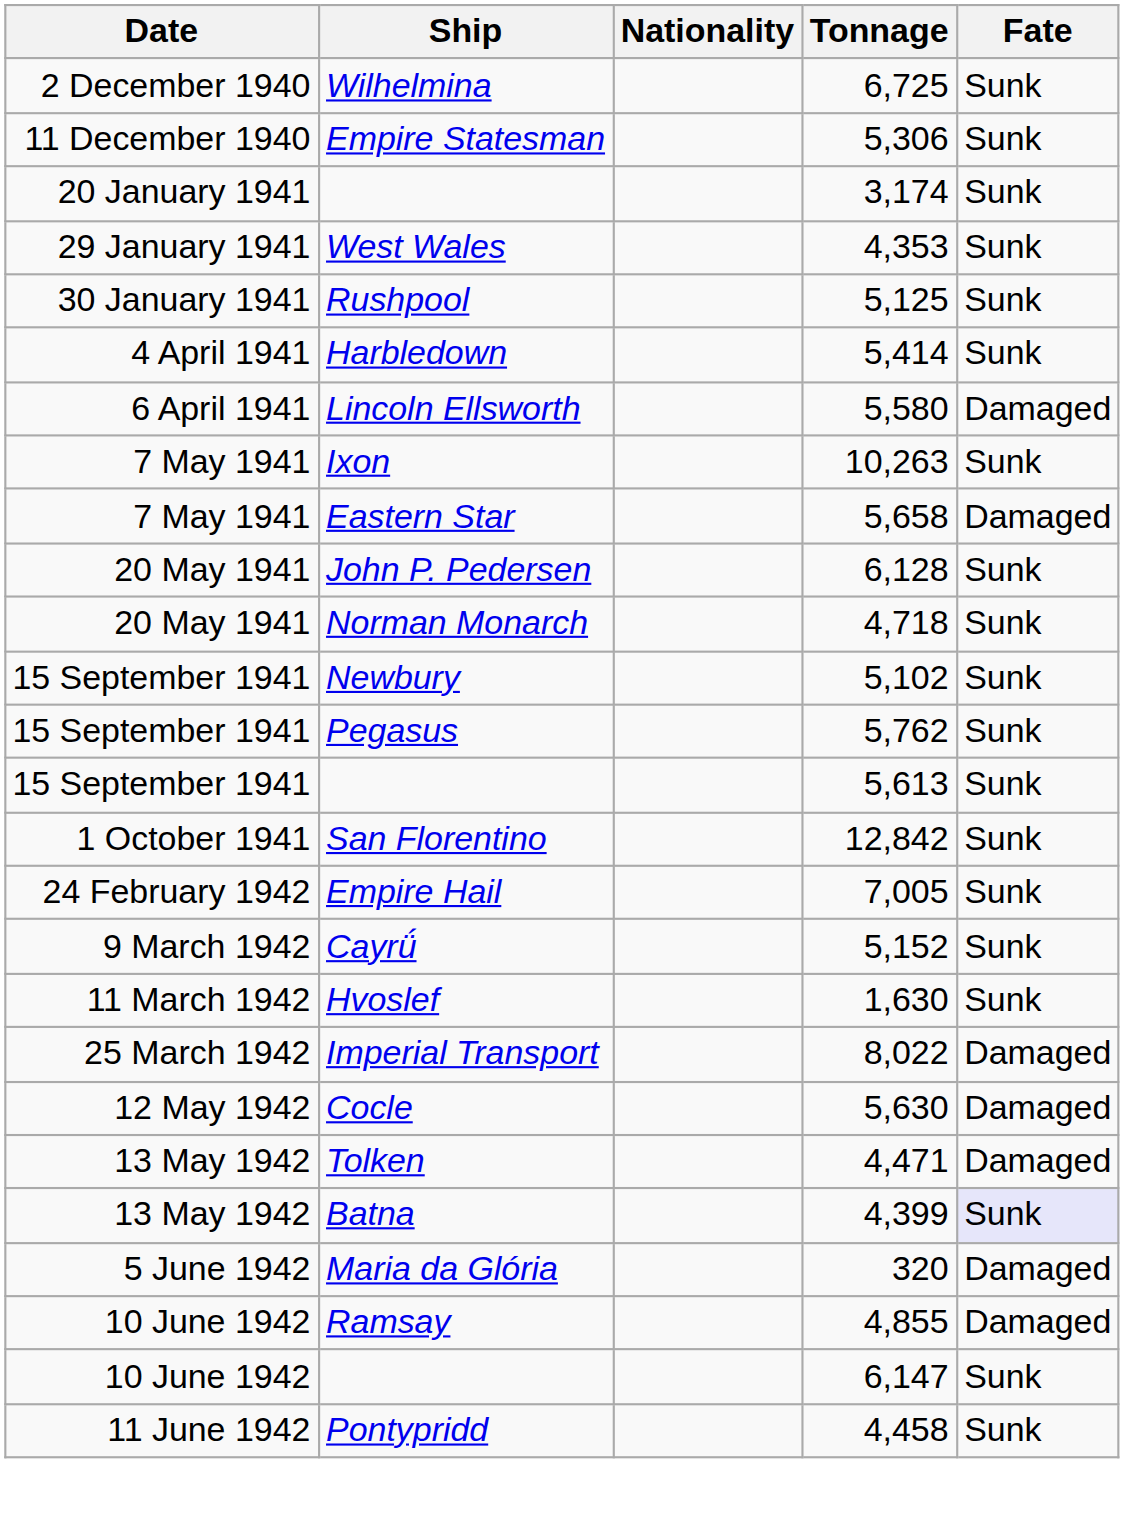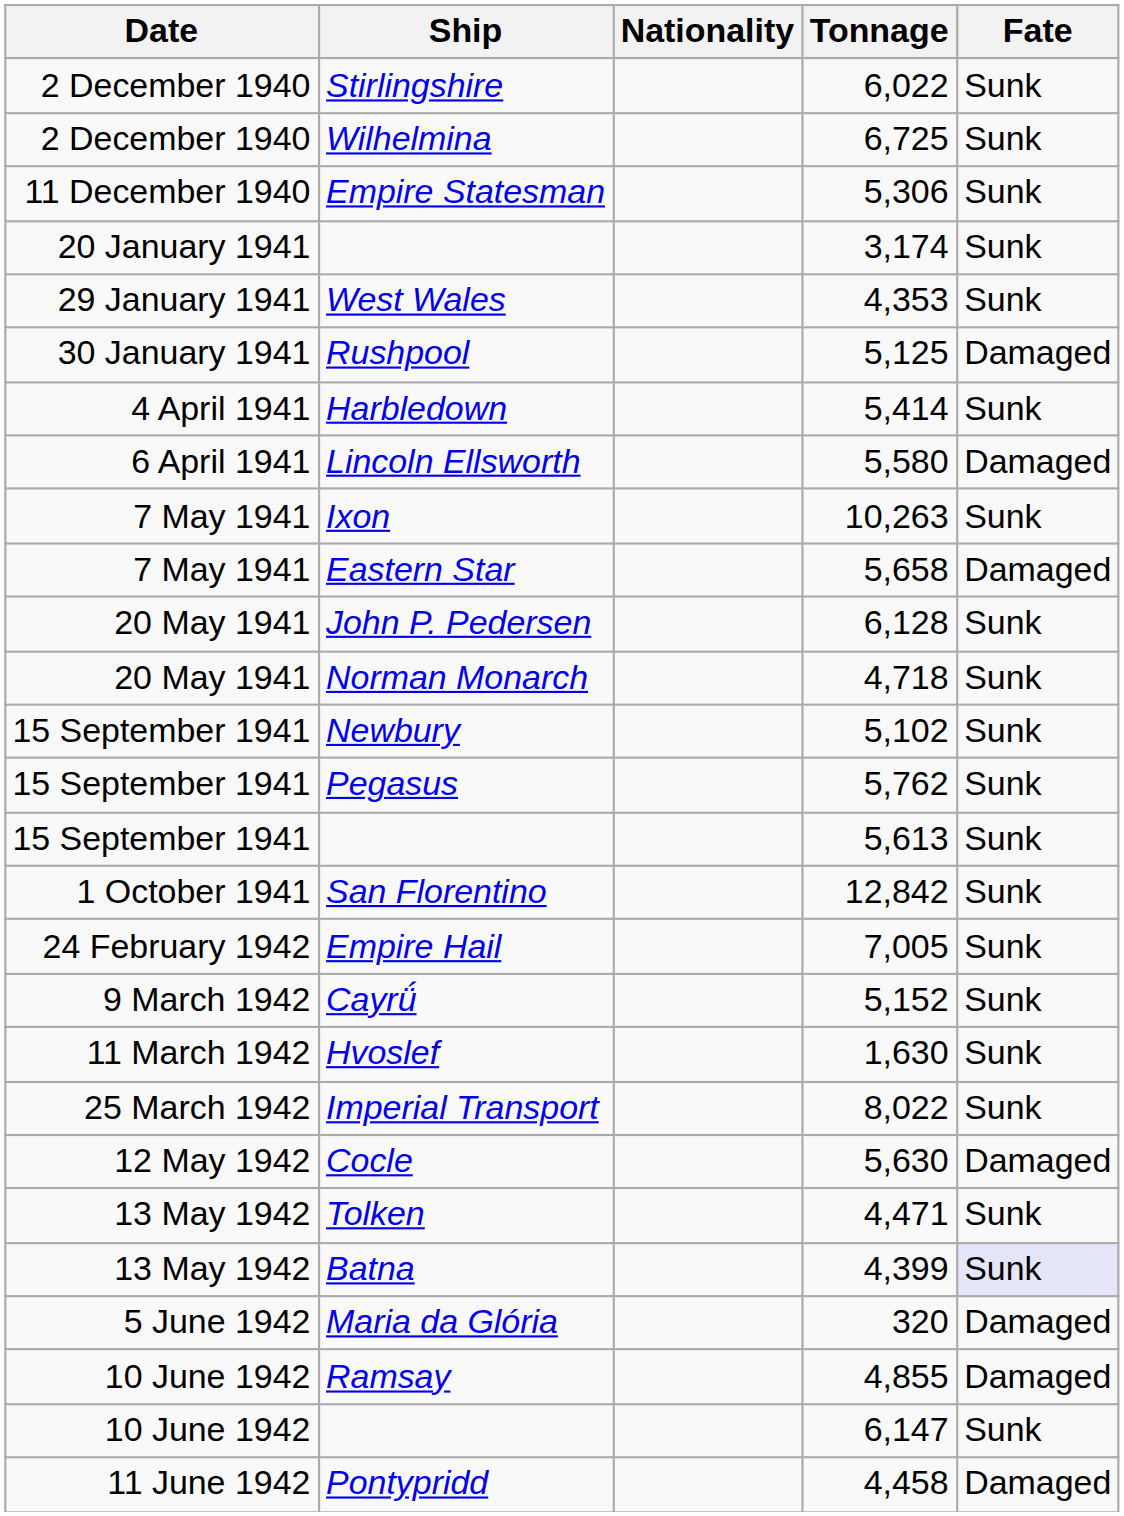+ row: (415, 85)
(1003, 300) Sunk -> (1038, 354) Damaged
(1038, 1053) Damaged -> (1003, 1107) Sunk
(1038, 1161) Damaged -> (1003, 1214) Sunk
(1003, 1430) Sunk -> (1038, 1483) Damaged
